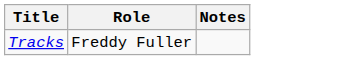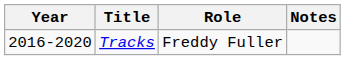+ column: (50, 17)
